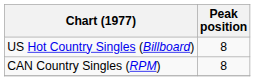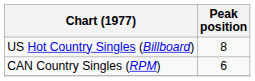(224, 66) 8 -> (224, 66) 6
